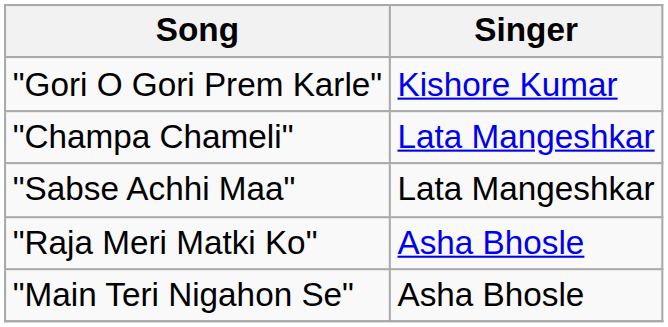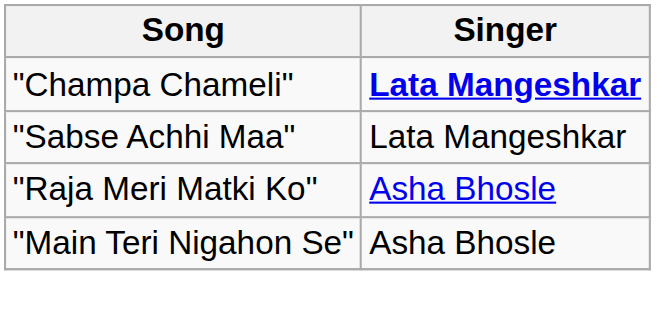- row: (197, 83)
(526, 136) normal -> (505, 83) bold
